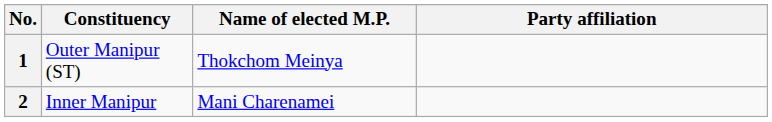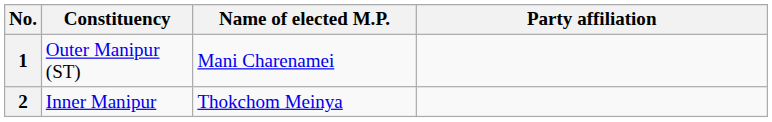(270, 60) Thokchom Meinya -> (266, 60) Mani Charenamei
(266, 101) Mani Charenamei -> (270, 101) Thokchom Meinya
